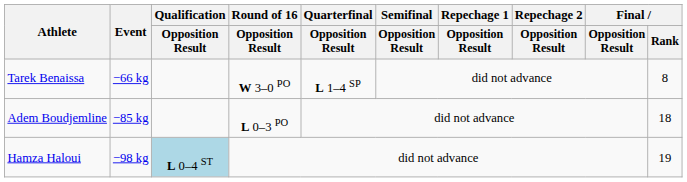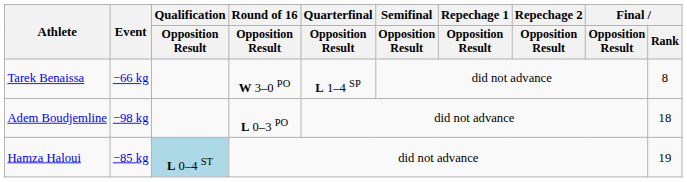(131, 118) −85 kg -> (131, 118) −98 kg
(131, 157) −98 kg -> (131, 157) −85 kg
